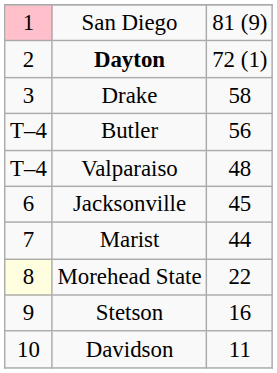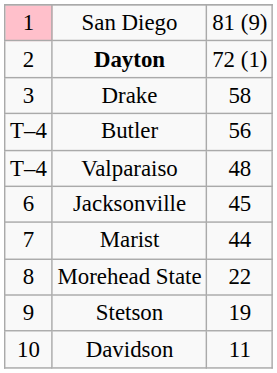(28, 276) lightyellow background -> (28, 276) no background
(240, 312) 16 -> (240, 312) 19
